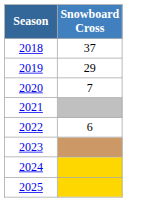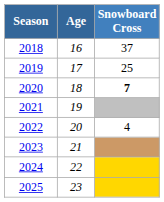+ column: (76, 21)
(90, 68) 29 -> (127, 68) 25
(90, 88) normal -> (127, 88) bold
(90, 127) 6 -> (127, 127) 4
